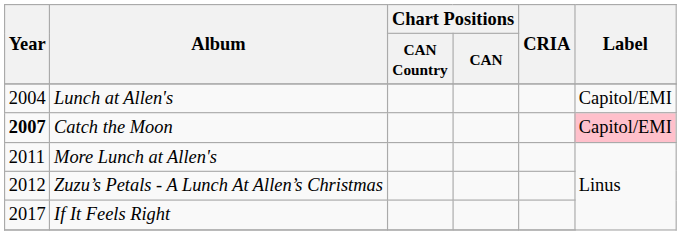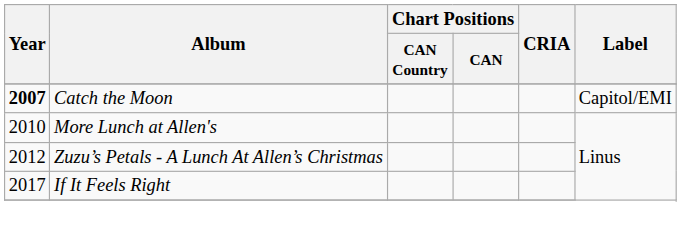- row: (114, 98)
(625, 127) pink background -> (625, 98) no background
(27, 156) 2011 -> (27, 127) 2010
